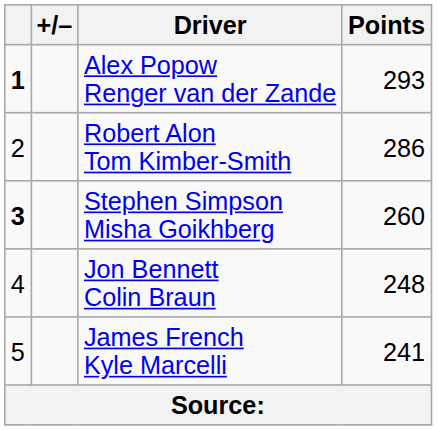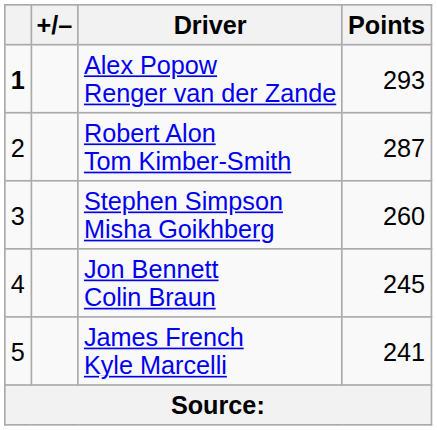(404, 147) 286 -> (404, 147) 287
(18, 215) bold -> (18, 215) normal
(404, 284) 248 -> (404, 284) 245
